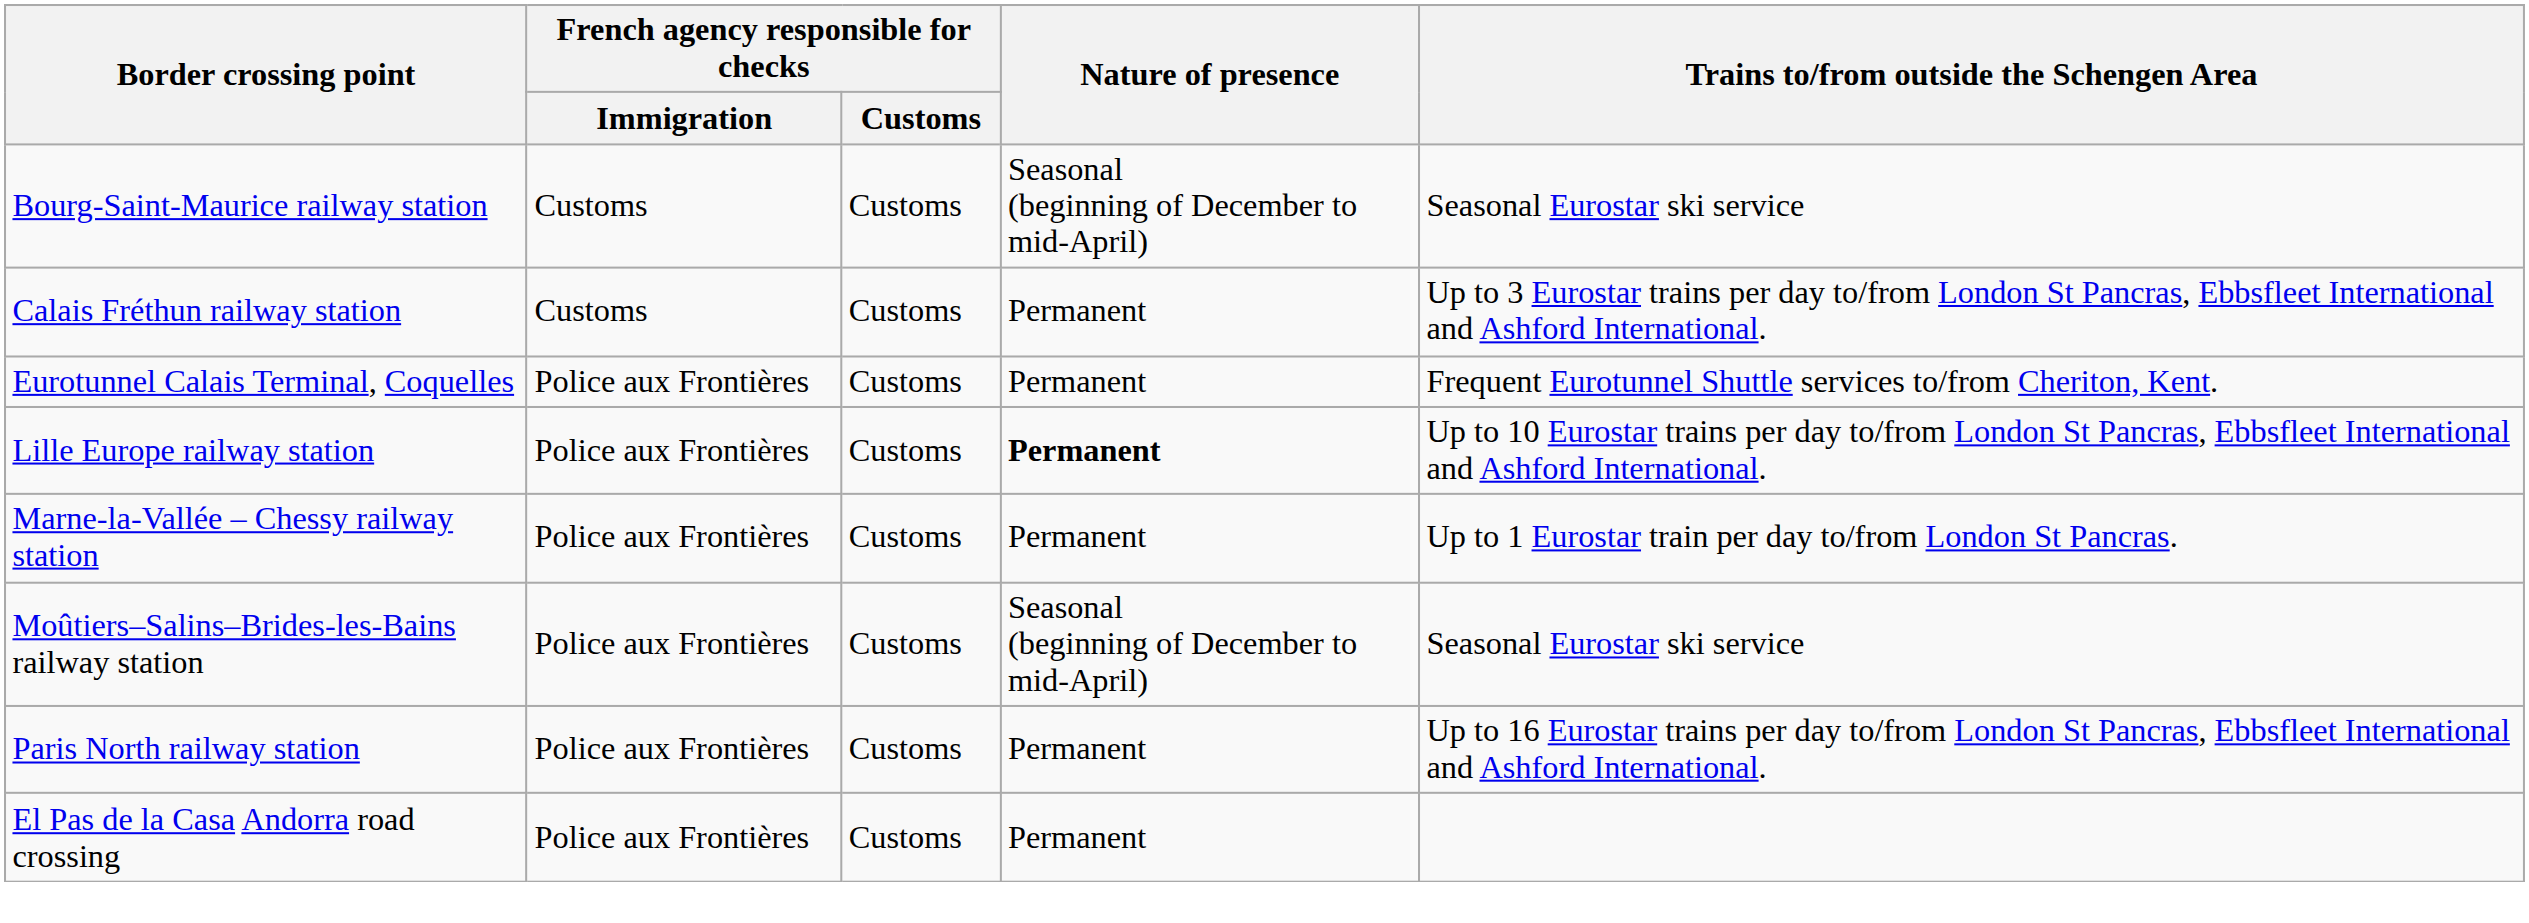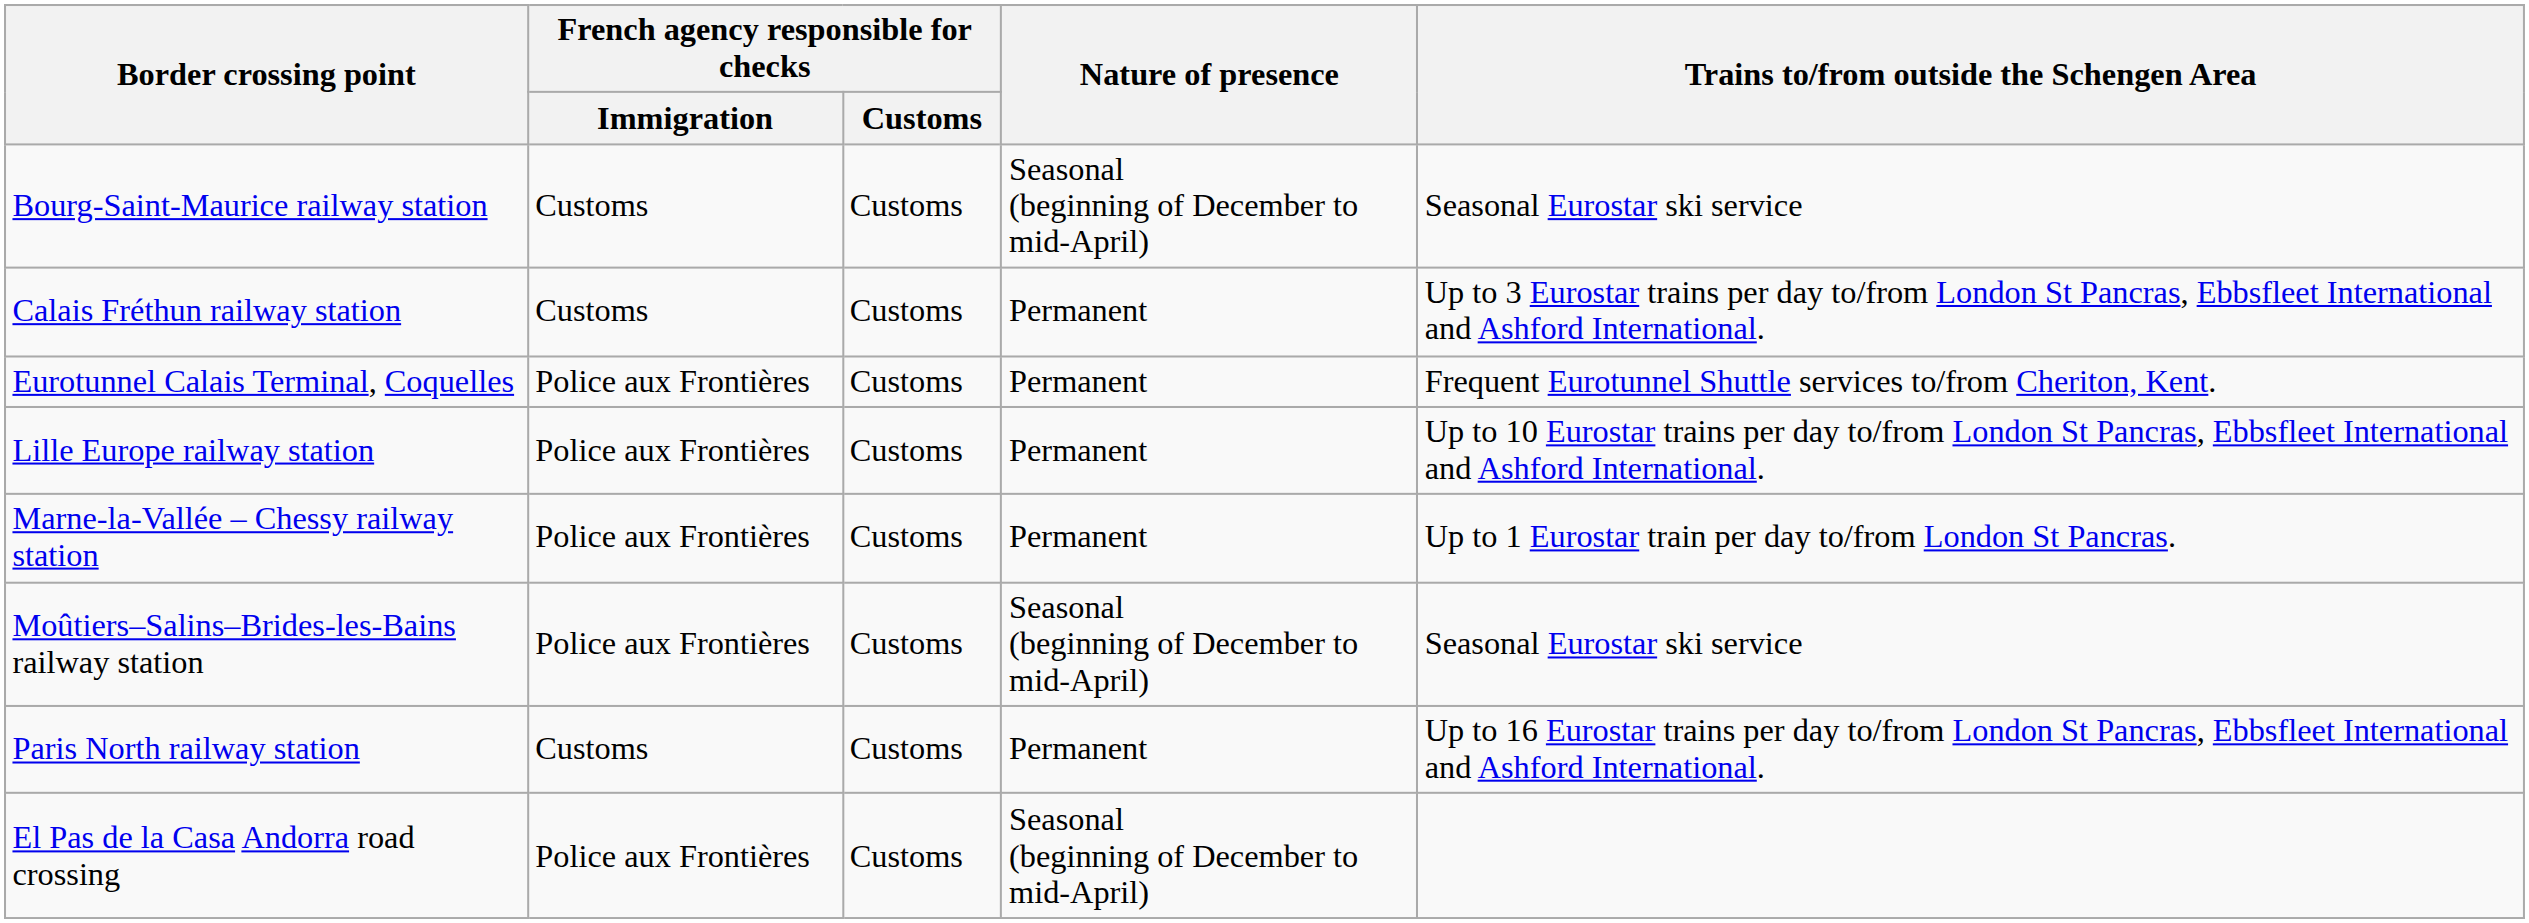(1084, 450) bold -> (1078, 450) normal
(672, 749) Police aux Frontières -> (592, 749) Customs
(1077, 836) Permanent -> (1184, 855) Seasonal (beginning of December to mid-April)
